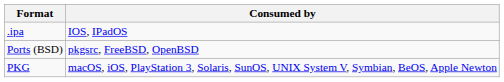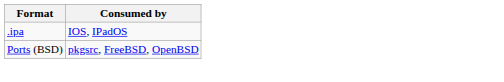- row: (18, 67)
